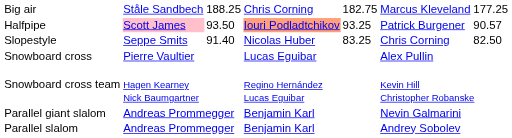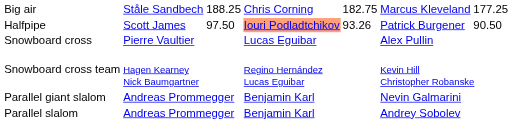(154, 25) pink background -> (154, 25) no background
(220, 25) 93.50 -> (220, 25) 97.50
(357, 25) 93.25 -> (357, 25) 93.26
(488, 25) 90.57 -> (488, 25) 90.50
- row: (30, 40)
